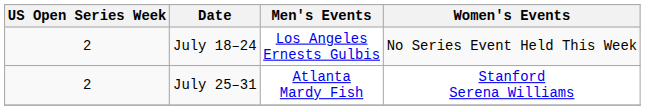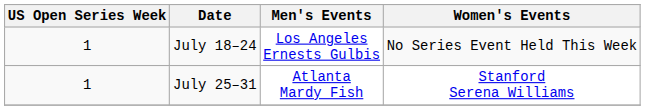(87, 47) 2 -> (87, 47) 1
(87, 85) 2 -> (87, 85) 1
